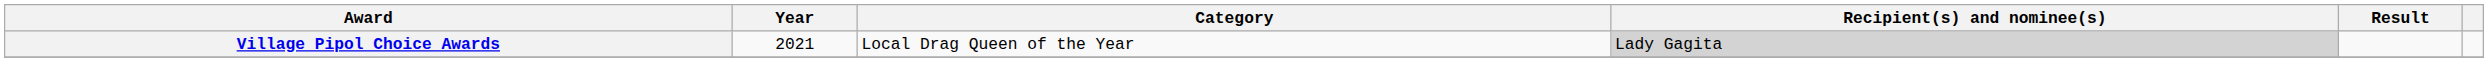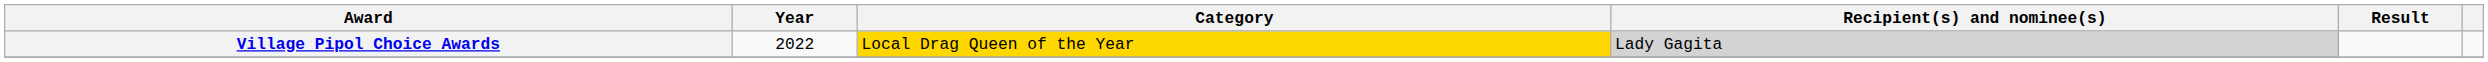(795, 44) 2021 -> (795, 44) 2022
(998, 44) no background -> (998, 44) gold background
